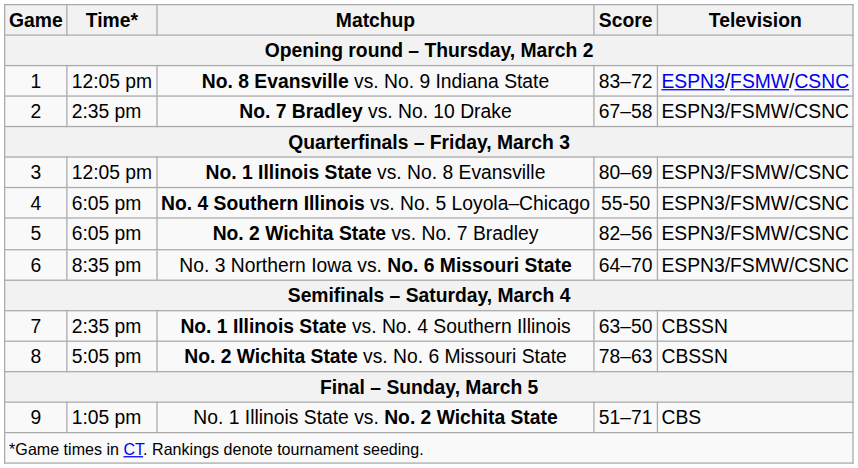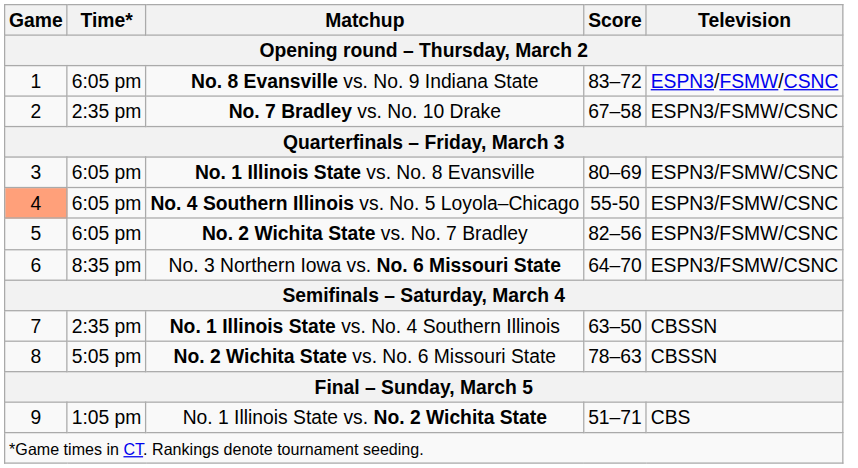(112, 81) 12:05 pm -> (107, 81) 6:05 pm
(112, 173) 12:05 pm -> (107, 173) 6:05 pm
(36, 203) no background -> (36, 203) lightsalmon background
